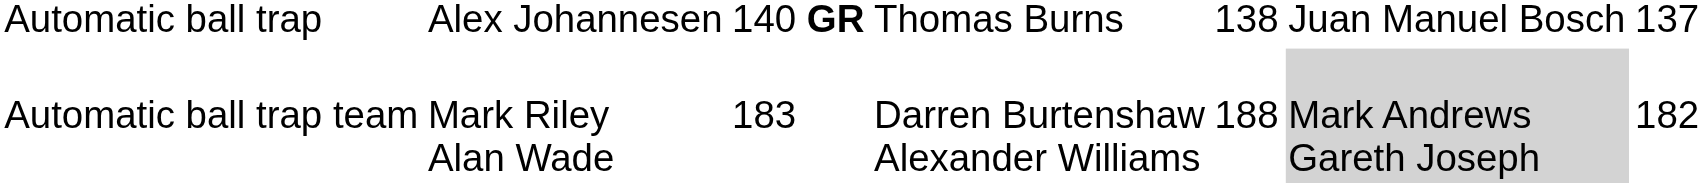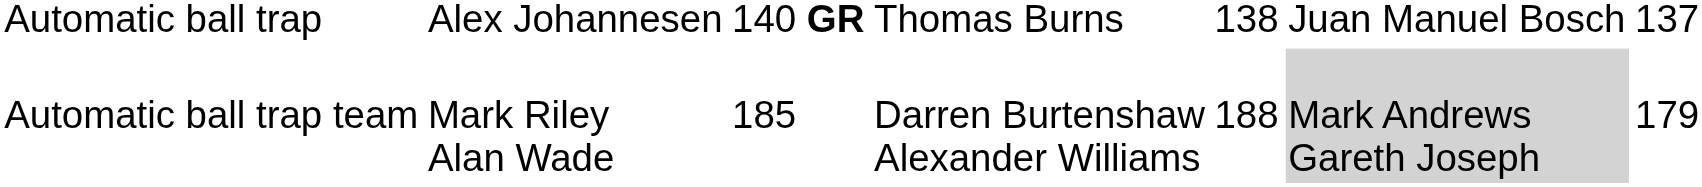(764, 115) 183 -> (764, 115) 185
(1667, 115) 182 -> (1667, 115) 179
